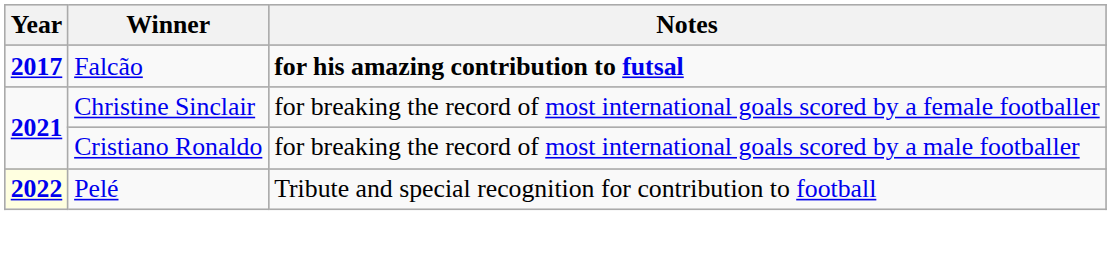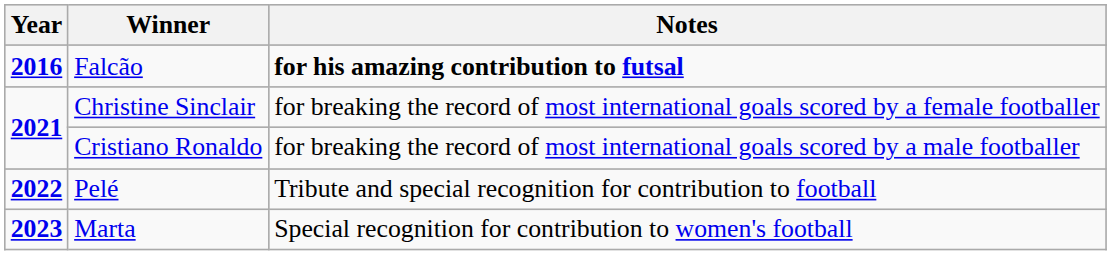(37, 65) 2017 -> (37, 65) 2016
(37, 188) lightyellow background -> (37, 188) no background
+ row: (105, 229)
